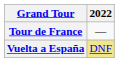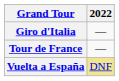+ row: (46, 31)
